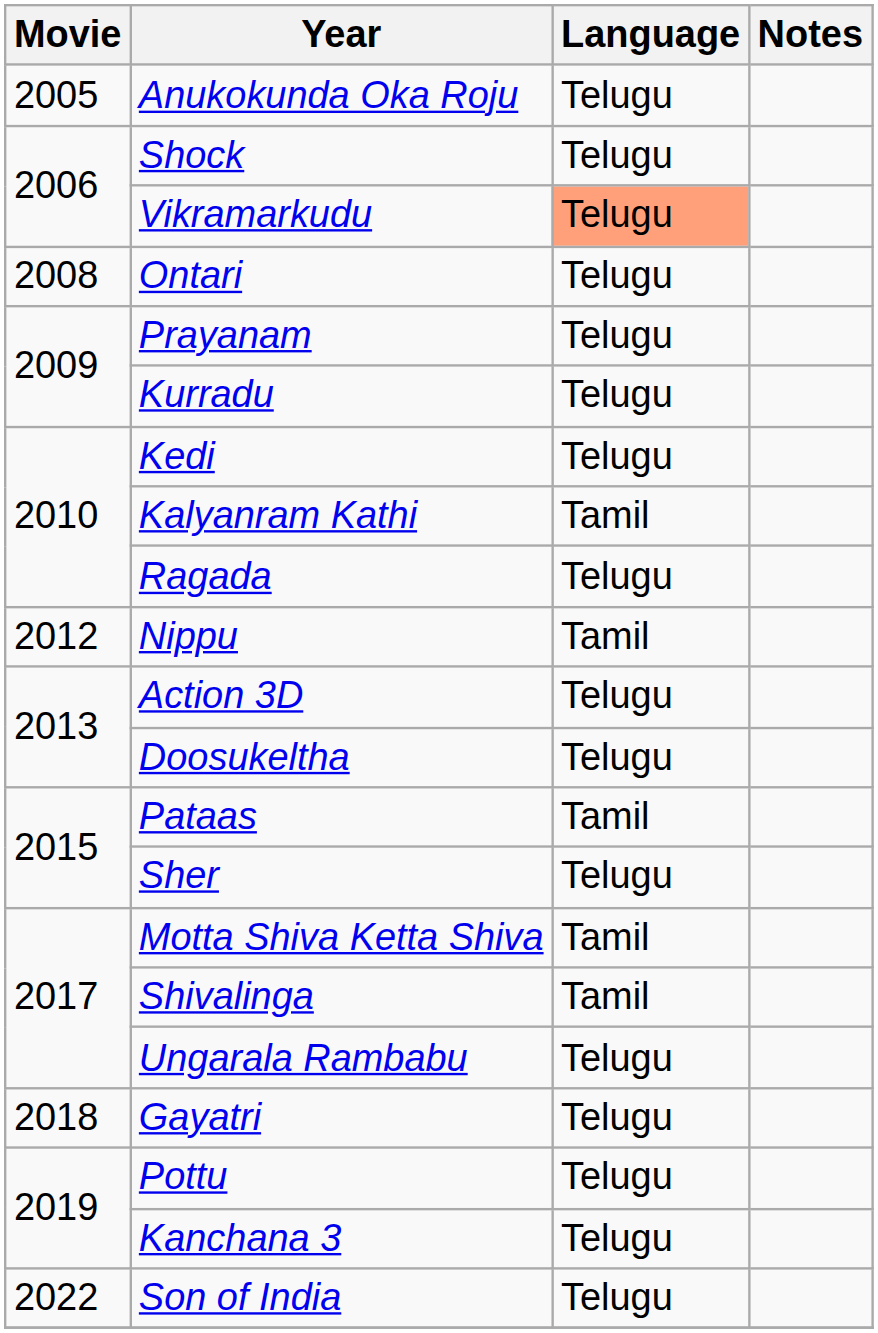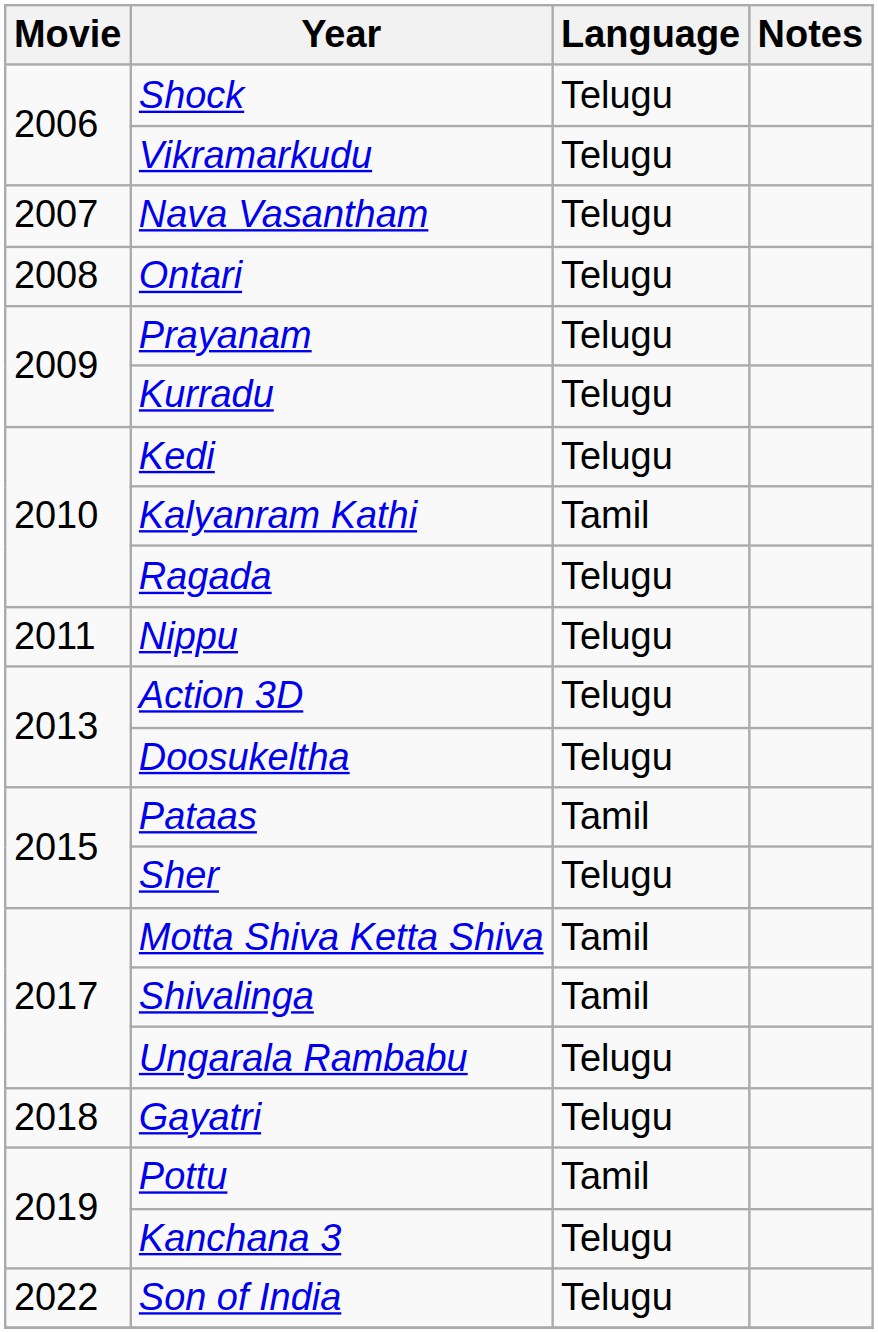- row: (329, 94)
(617, 214) lightsalmon background -> (617, 154) no background
+ row: (284, 214)
(56, 635) 2012 -> (55, 635) 2011
(605, 635) Tamil -> (617, 635) Telugu
(617, 1177) Telugu -> (605, 1177) Tamil
